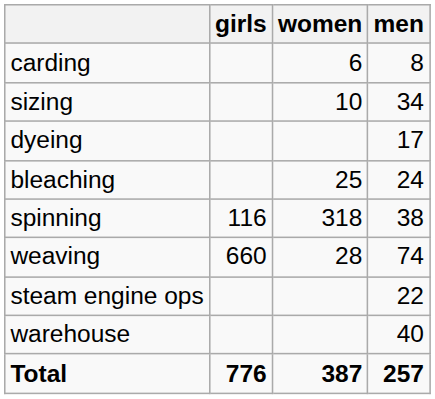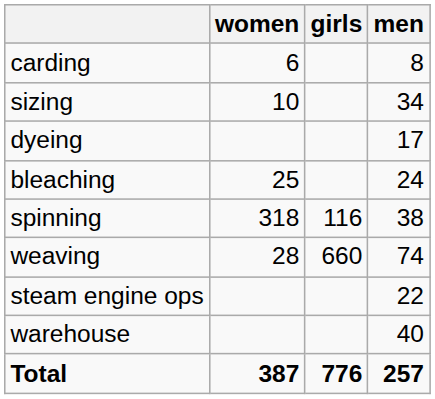columns swapped: (320, 23) <-> (241, 23)
